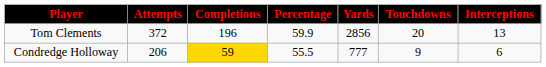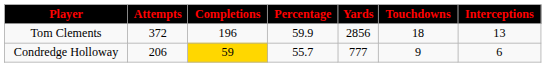(418, 33) 20 -> (418, 33) 18
(303, 52) 55.5 -> (303, 52) 55.7
